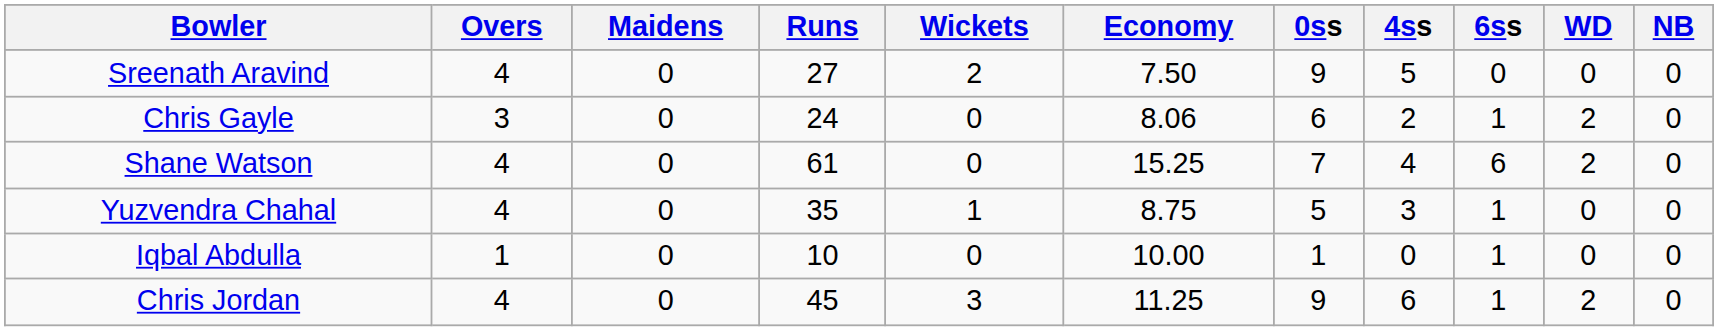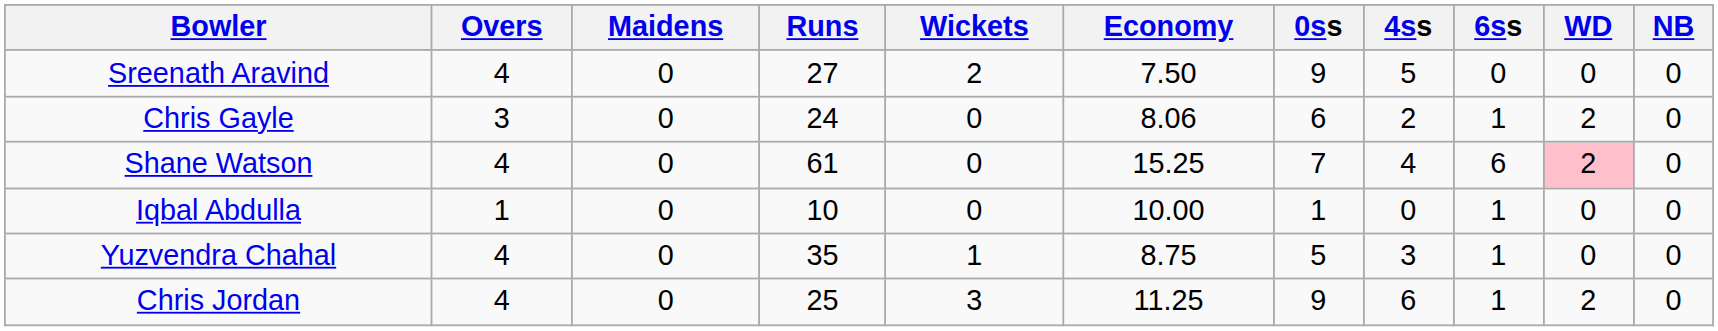(1588, 164) no background -> (1588, 164) pink background
rows swapped: (218, 210) <-> (218, 255)
(822, 301) 45 -> (822, 301) 25
